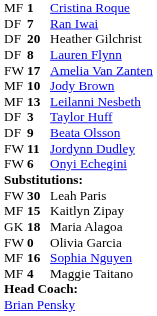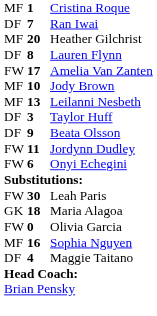(13, 39) DF -> (14, 39) MF
- row: (87, 211)
(14, 273) MF -> (13, 258) DF
